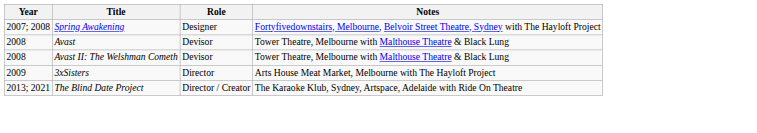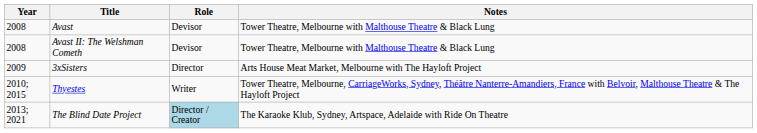- row: (89, 27)
+ row: (69, 89)
(216, 88) no background -> (190, 115) lightblue background
